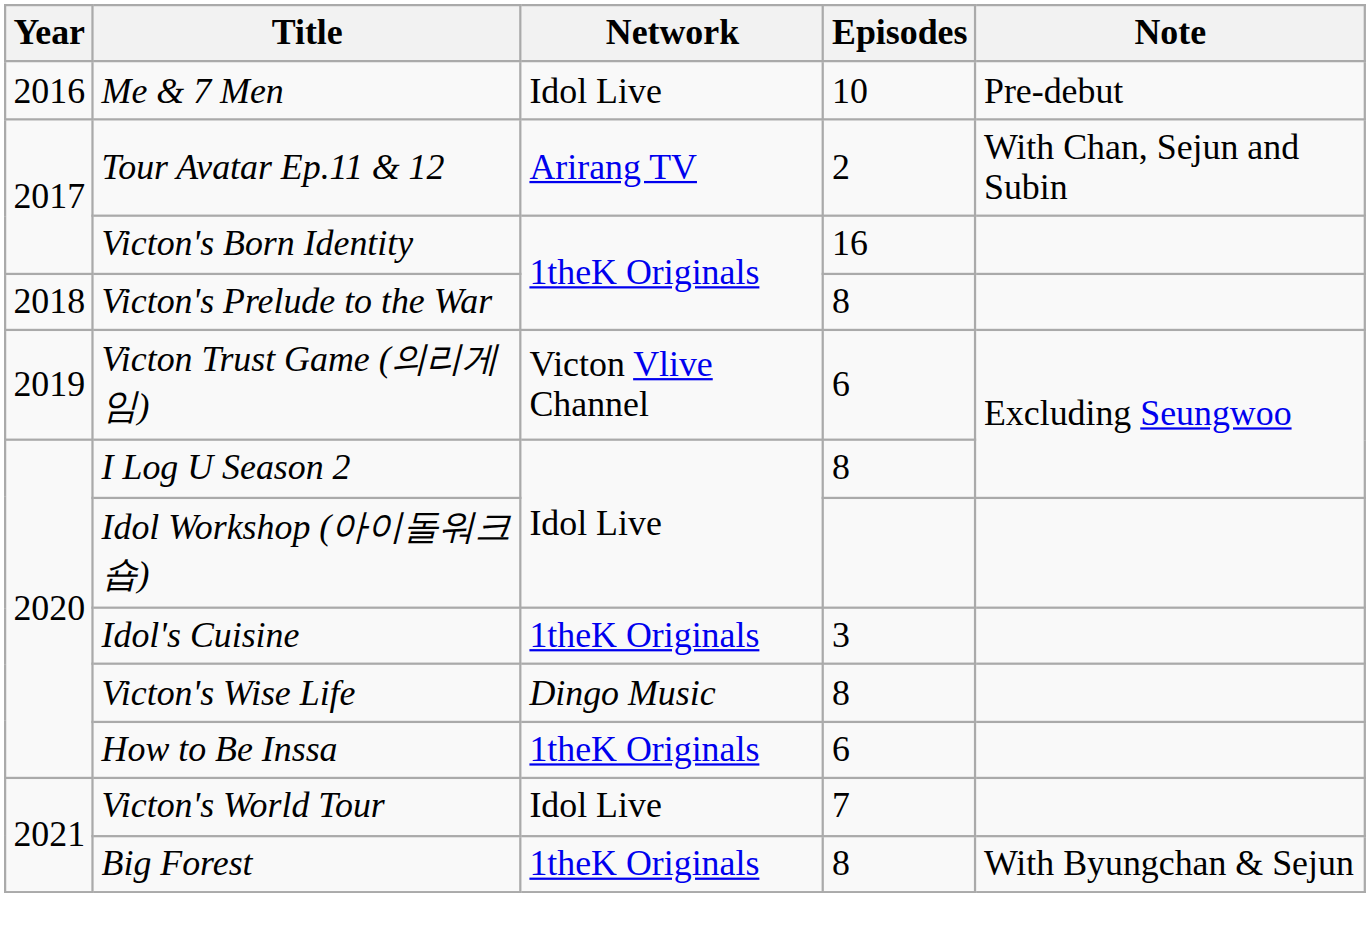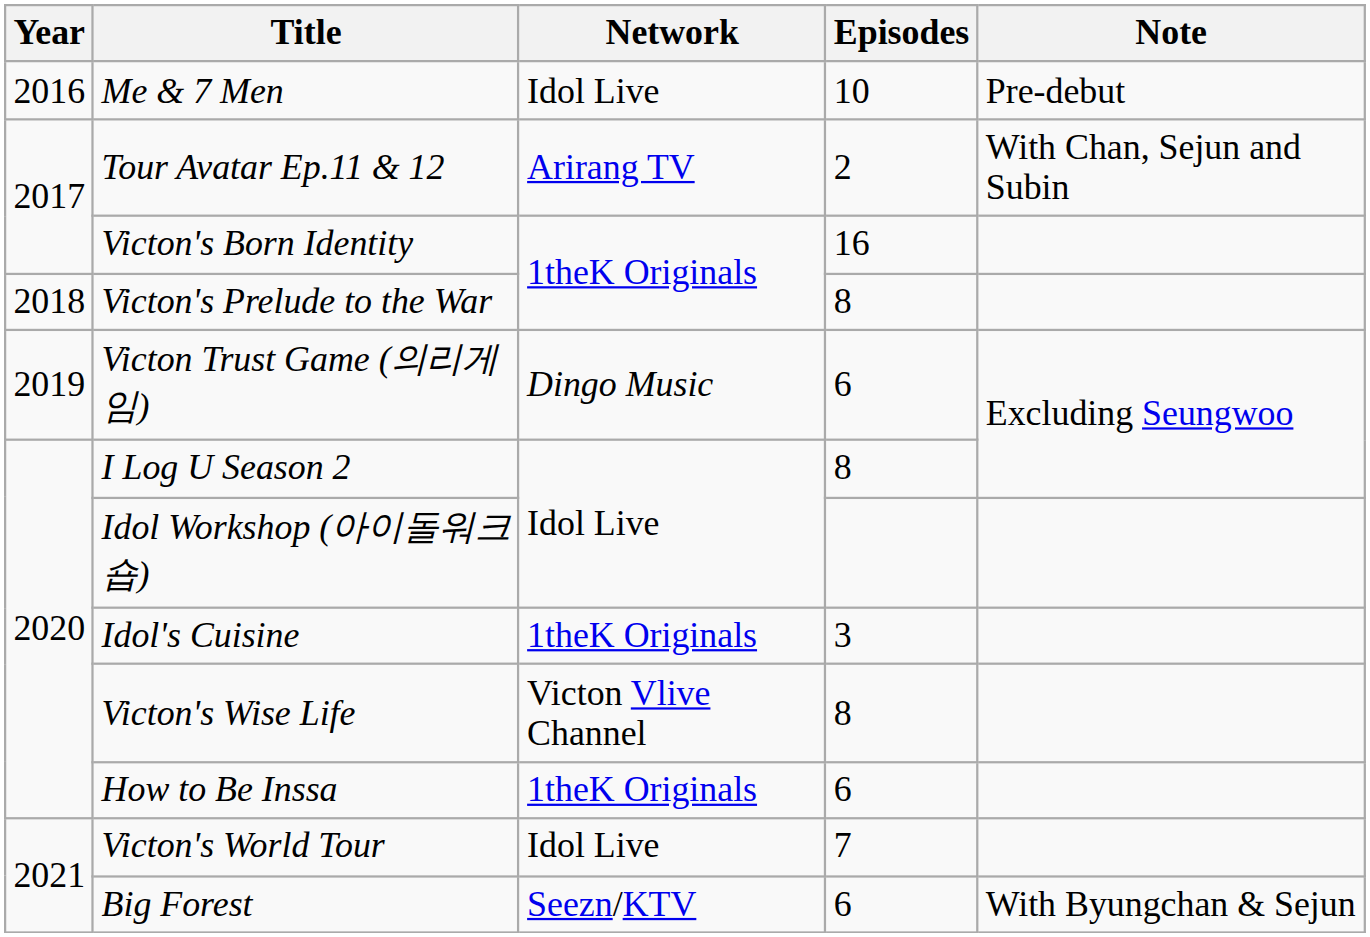(621, 384) Victon Vlive Channel -> (620, 384) Dingo Music
(623, 692) Dingo Music -> (619, 712) Victon Vlive Channel
(644, 862) 1theK Originals -> (612, 903) Seezn/KTV
(841, 862) 8 -> (843, 903) 6
